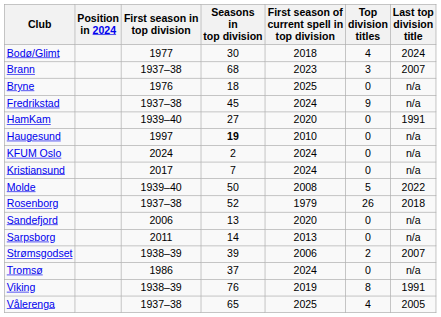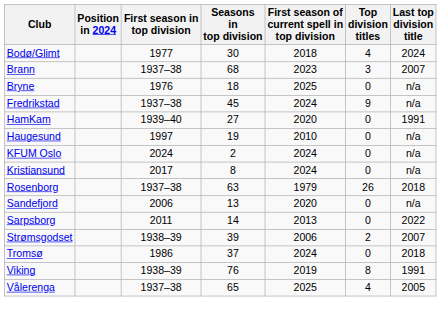(233, 137) bold -> (233, 137) normal
(233, 170) 7 -> (233, 170) 8
- row: (21, 187)
(233, 204) 52 -> (233, 187) 63
(413, 237) n/a -> (413, 220) 2022
(413, 271) n/a -> (413, 254) 2018
